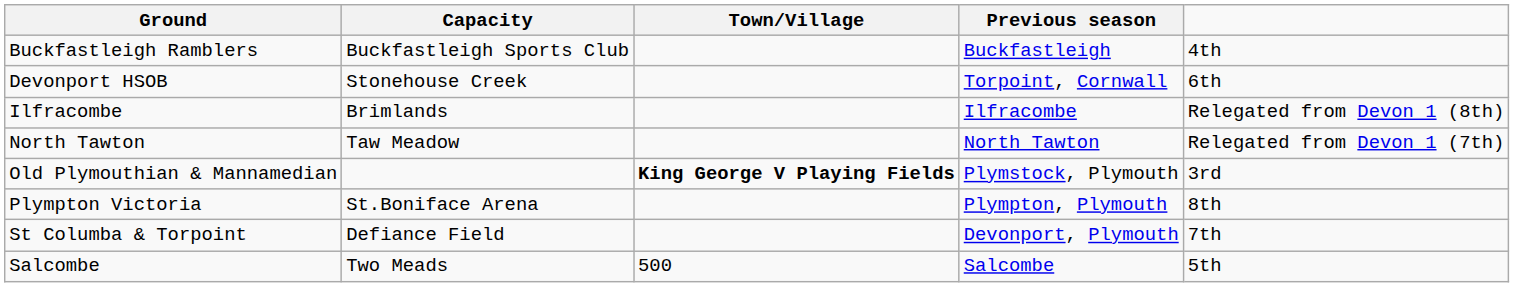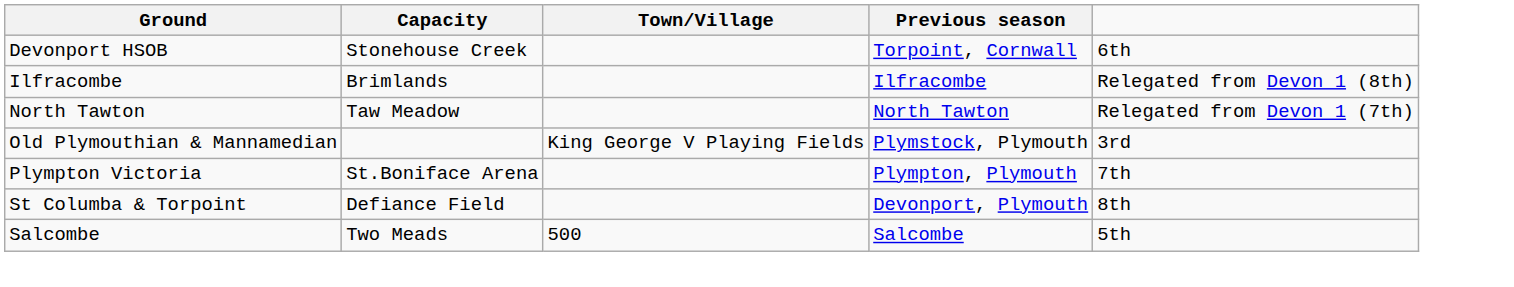- row: (134, 51)
(796, 174) bold -> (706, 143) normal
(1205, 204) 8th -> (1114, 174) 7th
(1205, 235) 7th -> (1114, 204) 8th
